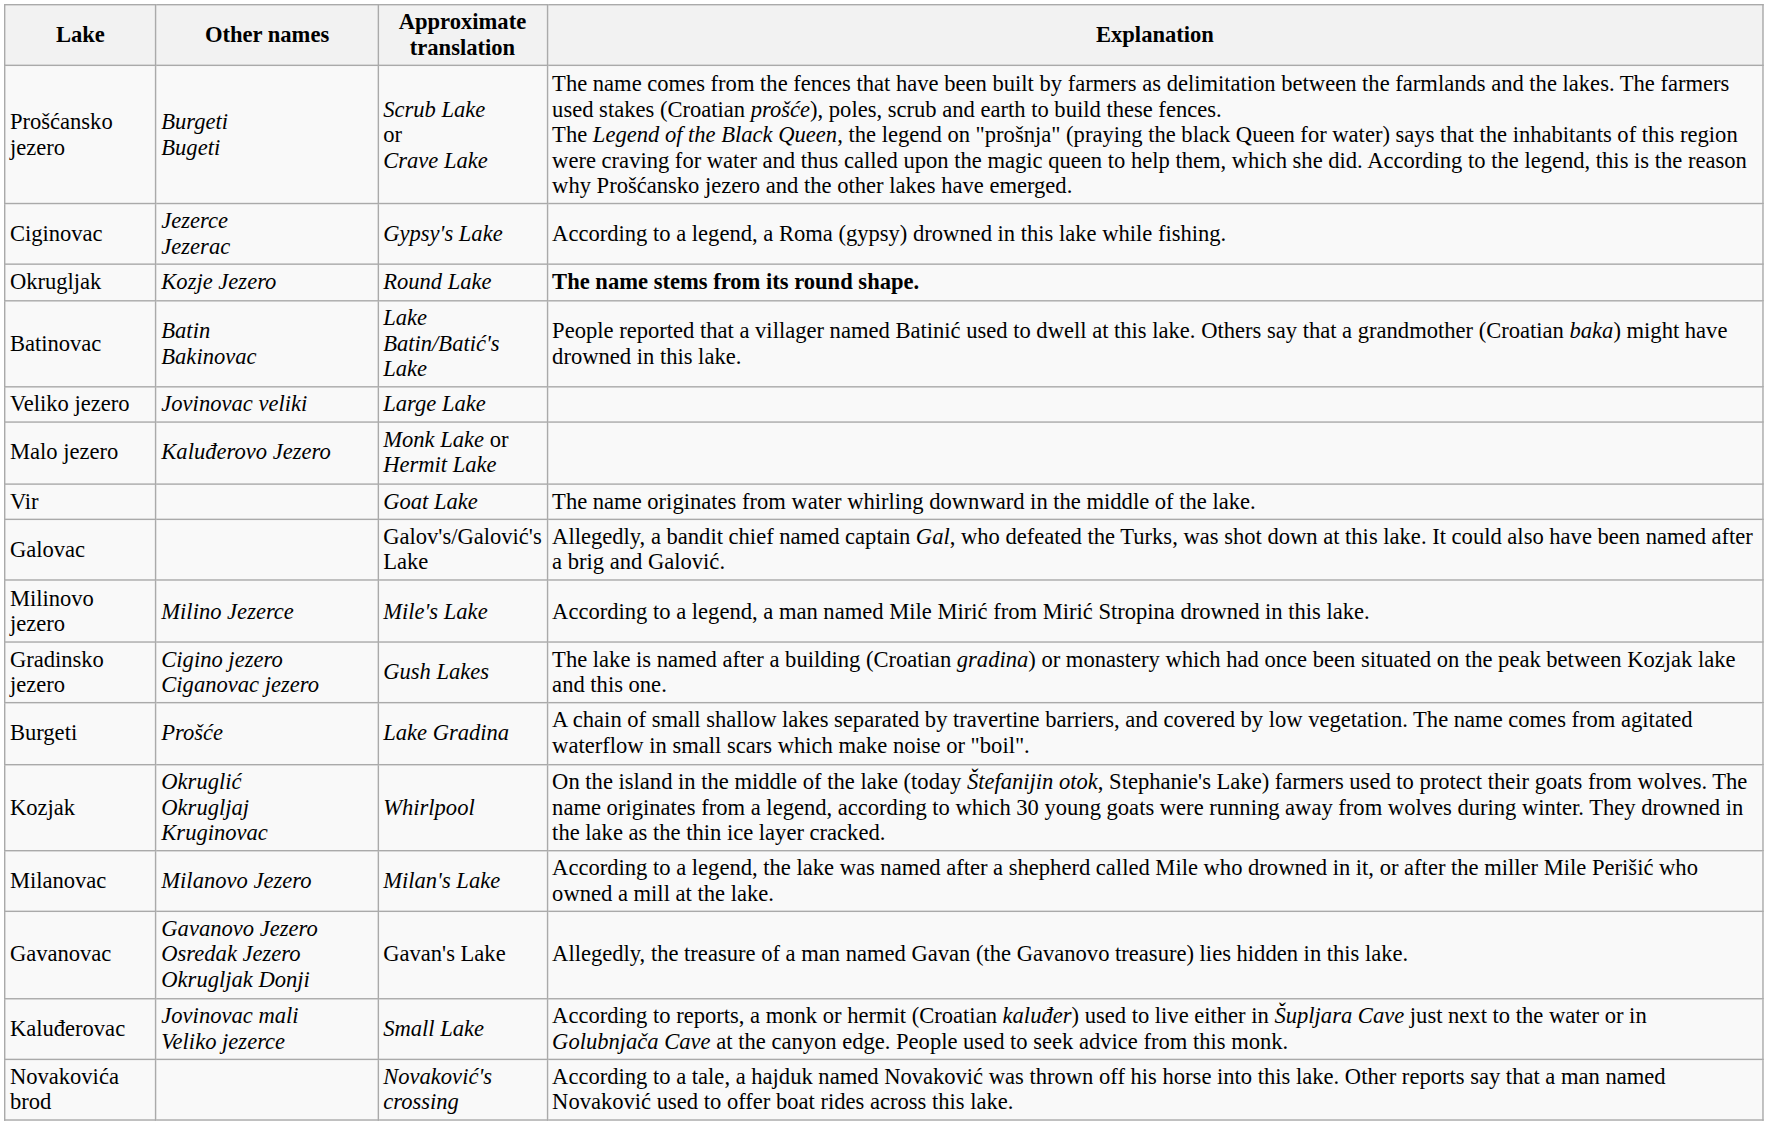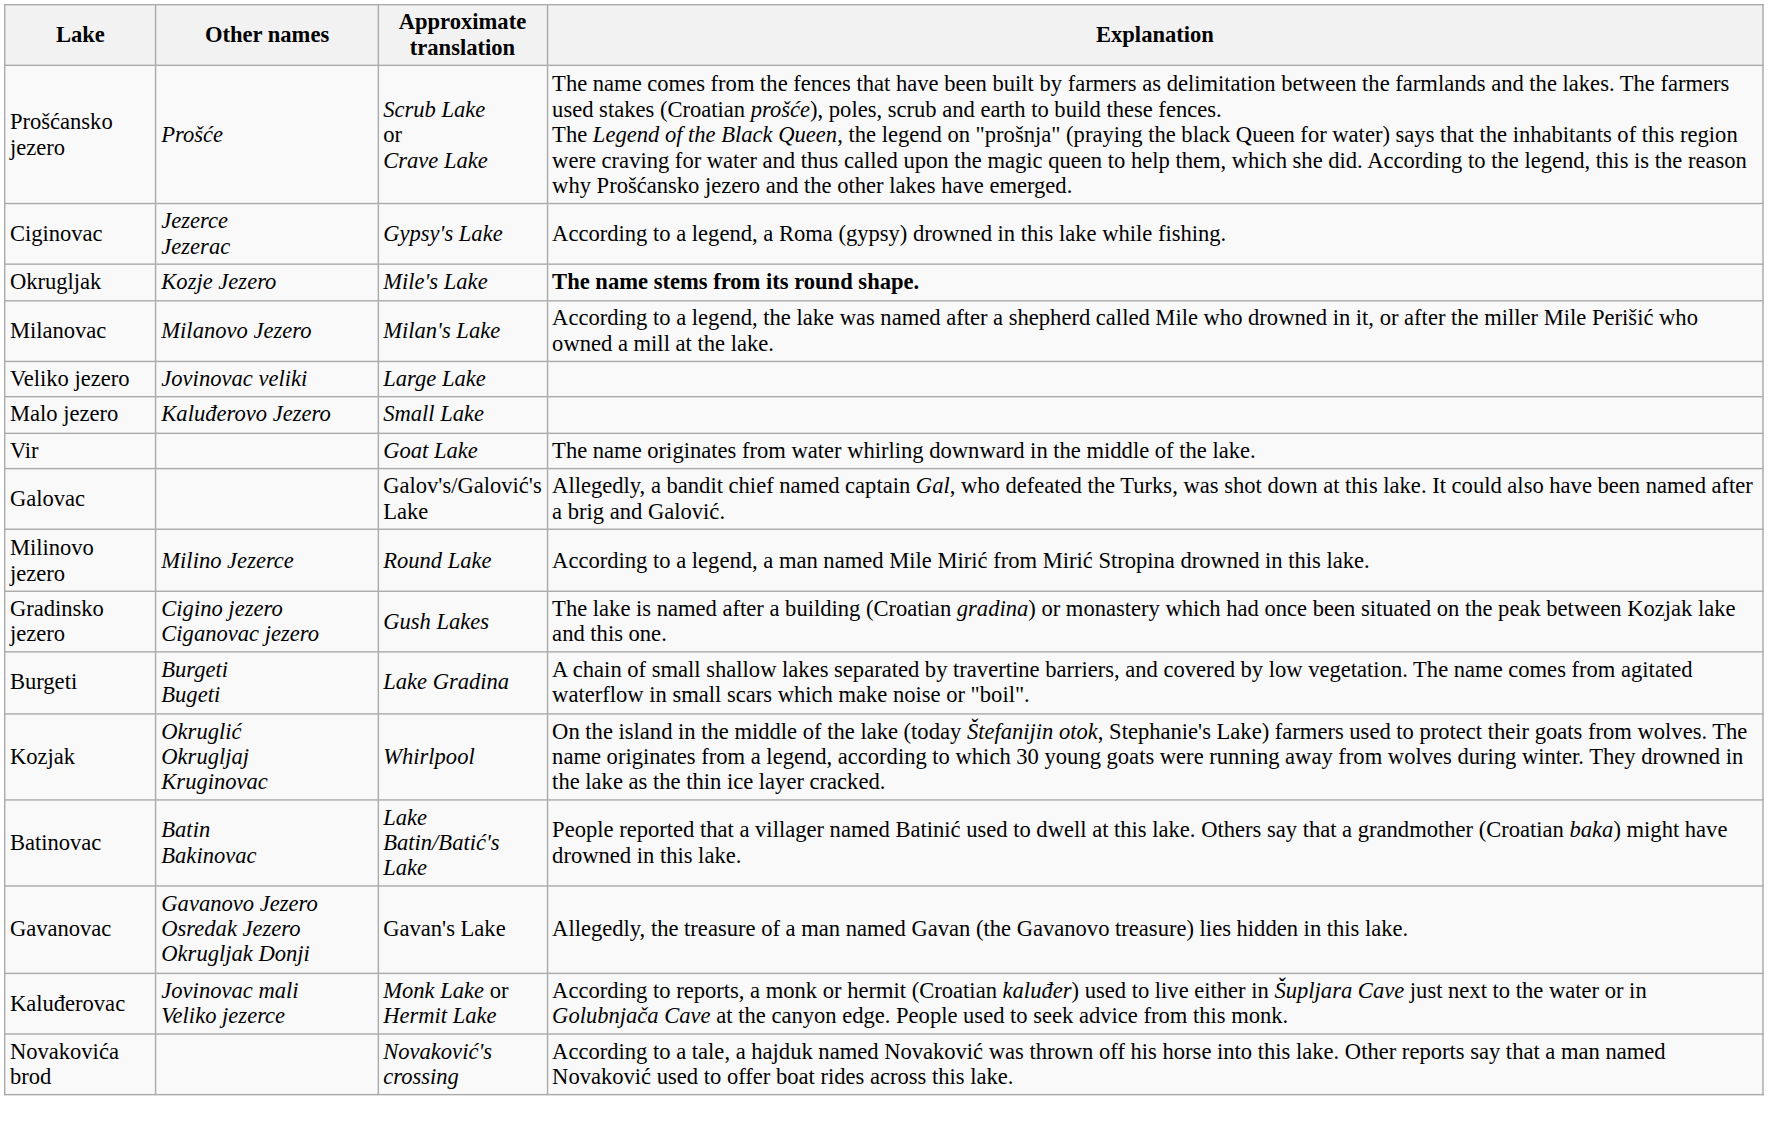(195, 134) Burgeti Bugeti -> (192, 134) Prošće
(437, 282) Round Lake -> (435, 282) Mile's Lake
rows swapped: (56, 343) <-> (58, 880)
(446, 452) Monk Lake or Hermit Lake -> (434, 414) Small Lake
(435, 610) Mile's Lake -> (437, 560) Round Lake
(192, 733) Prošće -> (195, 682) Burgeti Bugeti
(434, 1028) Small Lake -> (446, 1003) Monk Lake or Hermit Lake
